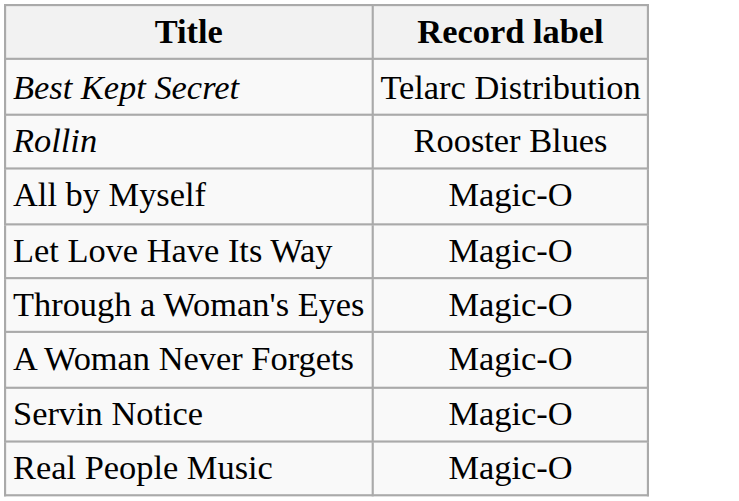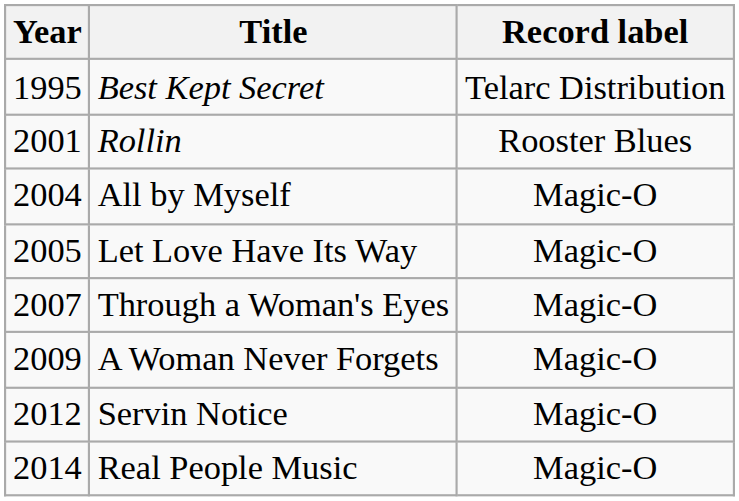+ column: (47, 31)
